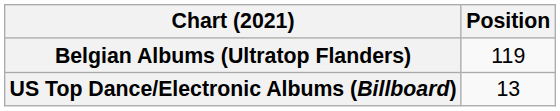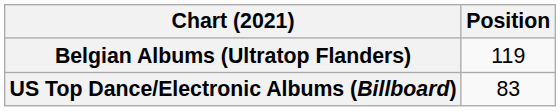(508, 88) 13 -> (508, 88) 83
